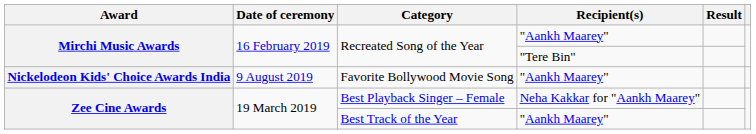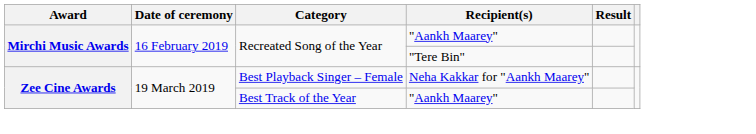- row: (427, 77)
